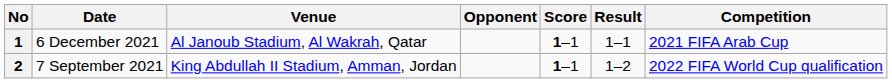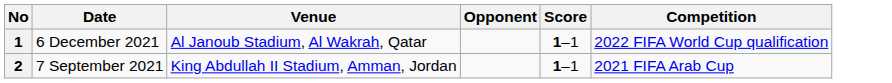- column: (618, 17)
(719, 42) 2021 FIFA Arab Cup -> (711, 42) 2022 FIFA World Cup qualification
(766, 66) 2022 FIFA World Cup qualification -> (664, 66) 2021 FIFA Arab Cup
